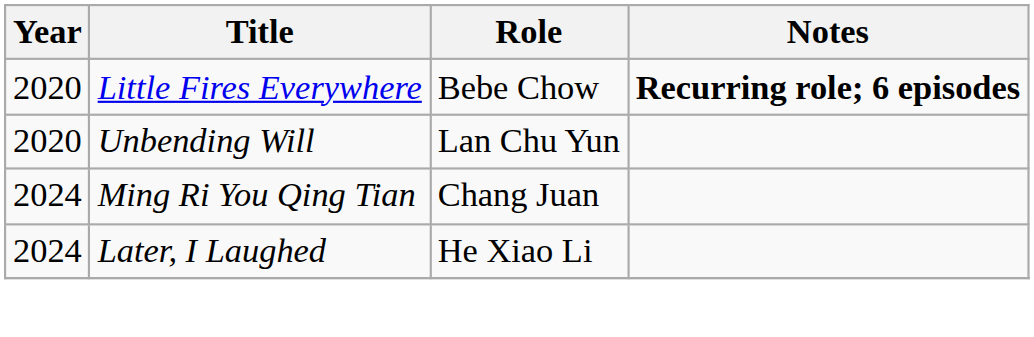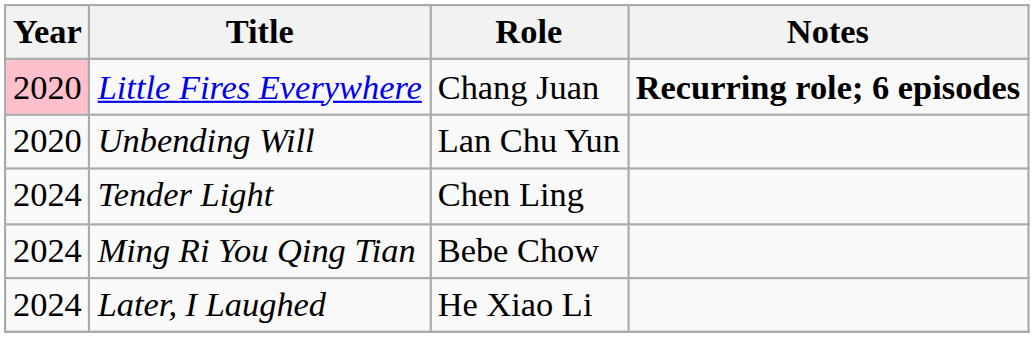(47, 86) no background -> (47, 86) pink background
(518, 86) Bebe Chow -> (518, 86) Chang Juan
+ row: (185, 195)
(518, 195) Chang Juan -> (518, 250) Bebe Chow
